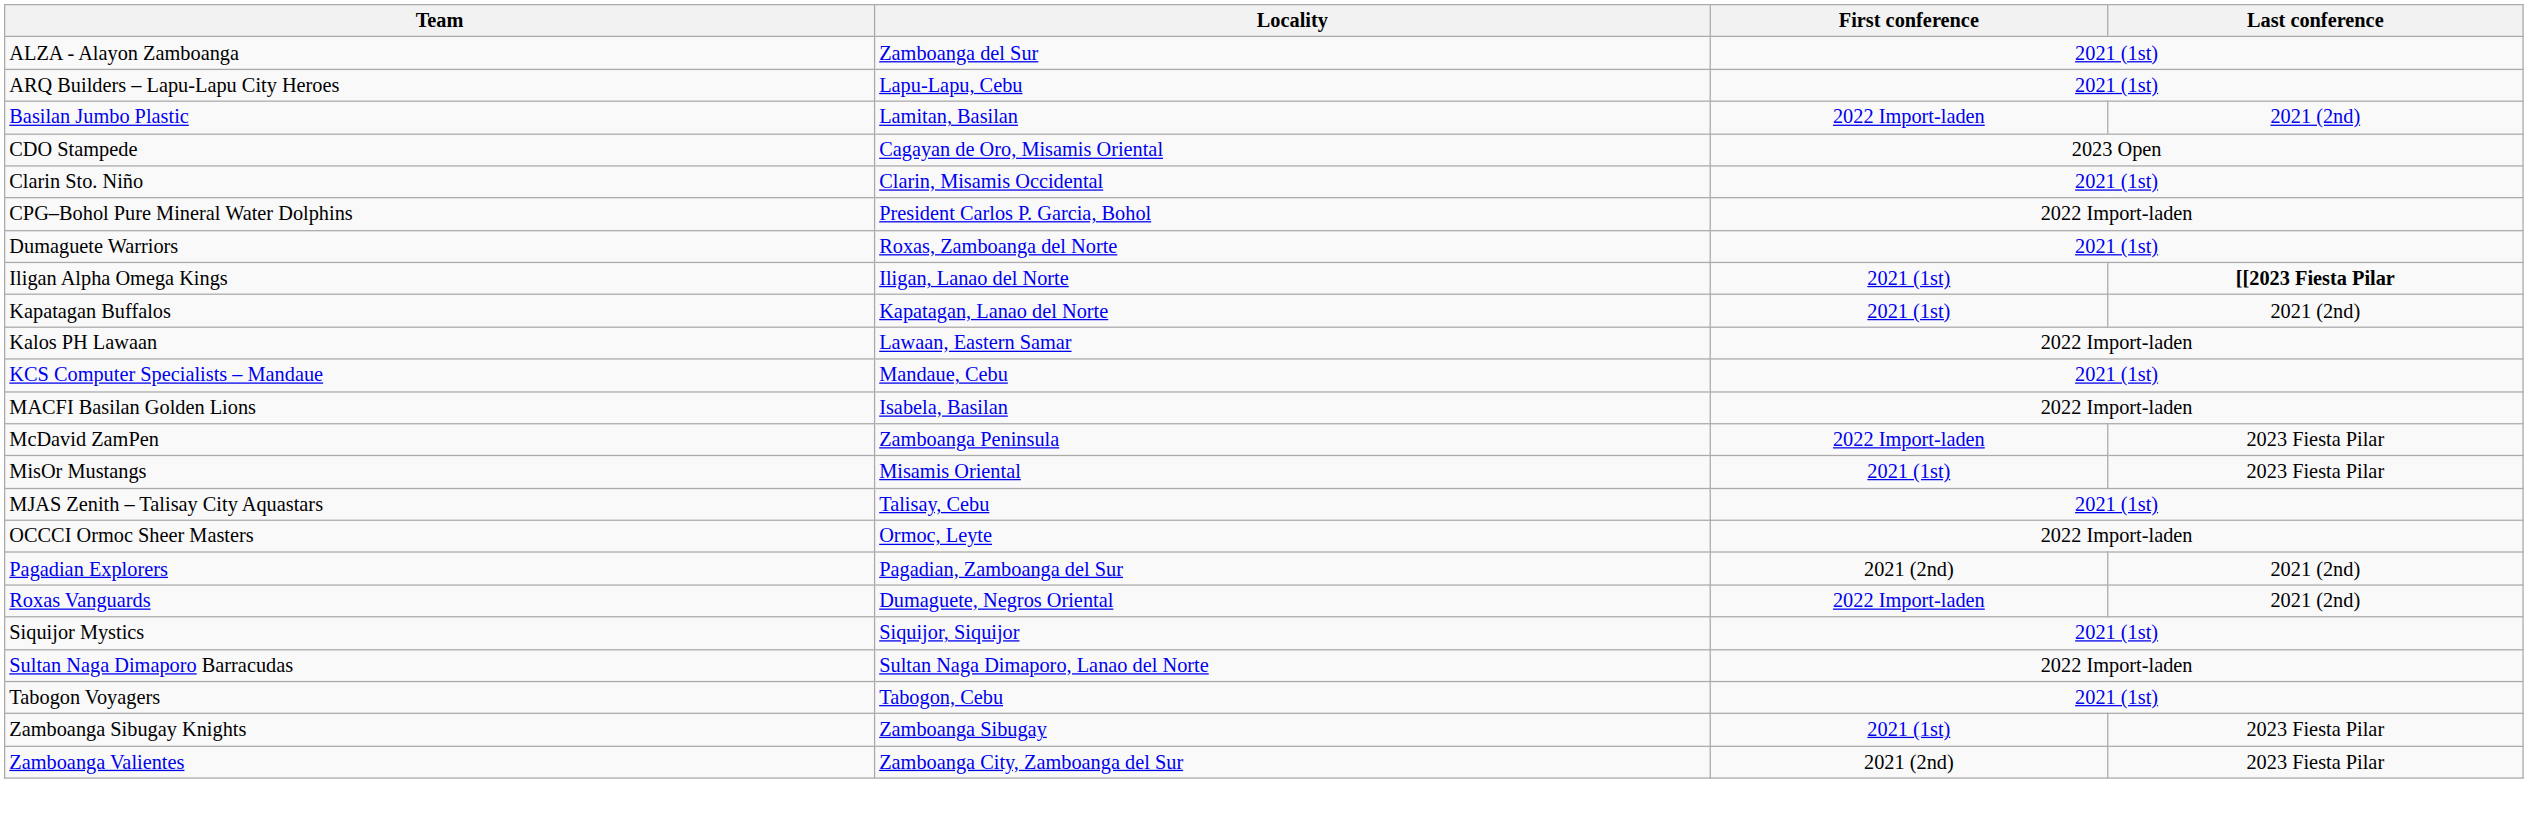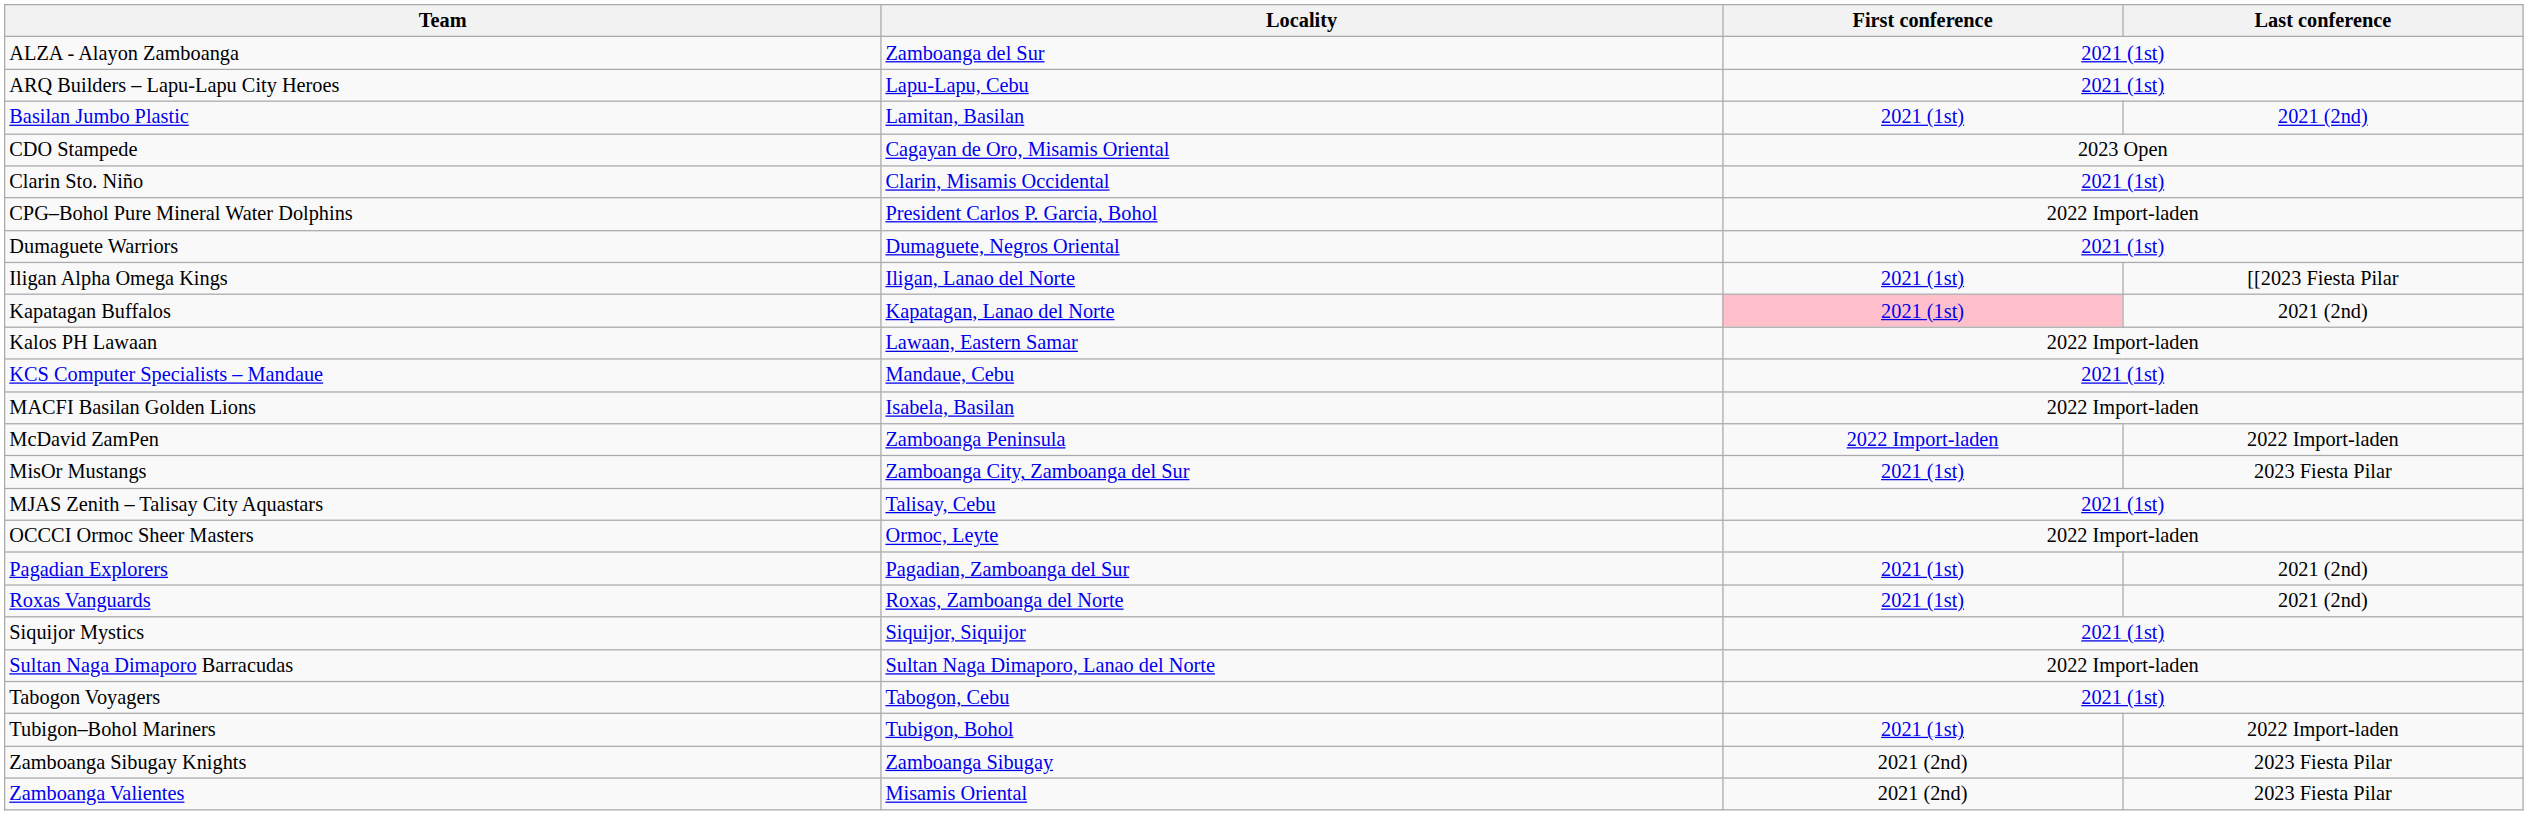(1909, 117) 2022 Import-laden -> (1923, 117) 2021 (1st)
(998, 246) Roxas, Zamboanga del Norte -> (1003, 246) Dumaguete, Negros Oriental
(2315, 278) bold -> (2323, 278) normal
(1909, 310) no background -> (1923, 310) pink background
(2315, 439) 2023 Fiesta Pilar -> (2323, 439) 2022 Import-laden
(950, 471) Misamis Oriental -> (1037, 471) Zamboanga City, Zamboanga del Sur
(1909, 568) 2021 (2nd) -> (1923, 568) 2021 (1st)
(996, 600) Dumaguete, Negros Oriental -> (1005, 600) Roxas, Zamboanga del Norte
(1909, 600) 2022 Import-laden -> (1923, 600) 2021 (1st)
+ row: (113, 729)
(1909, 729) 2021 (1st) -> (1923, 761) 2021 (2nd)
(1031, 761) Zamboanga City, Zamboanga del Sur -> (956, 794) Misamis Oriental
